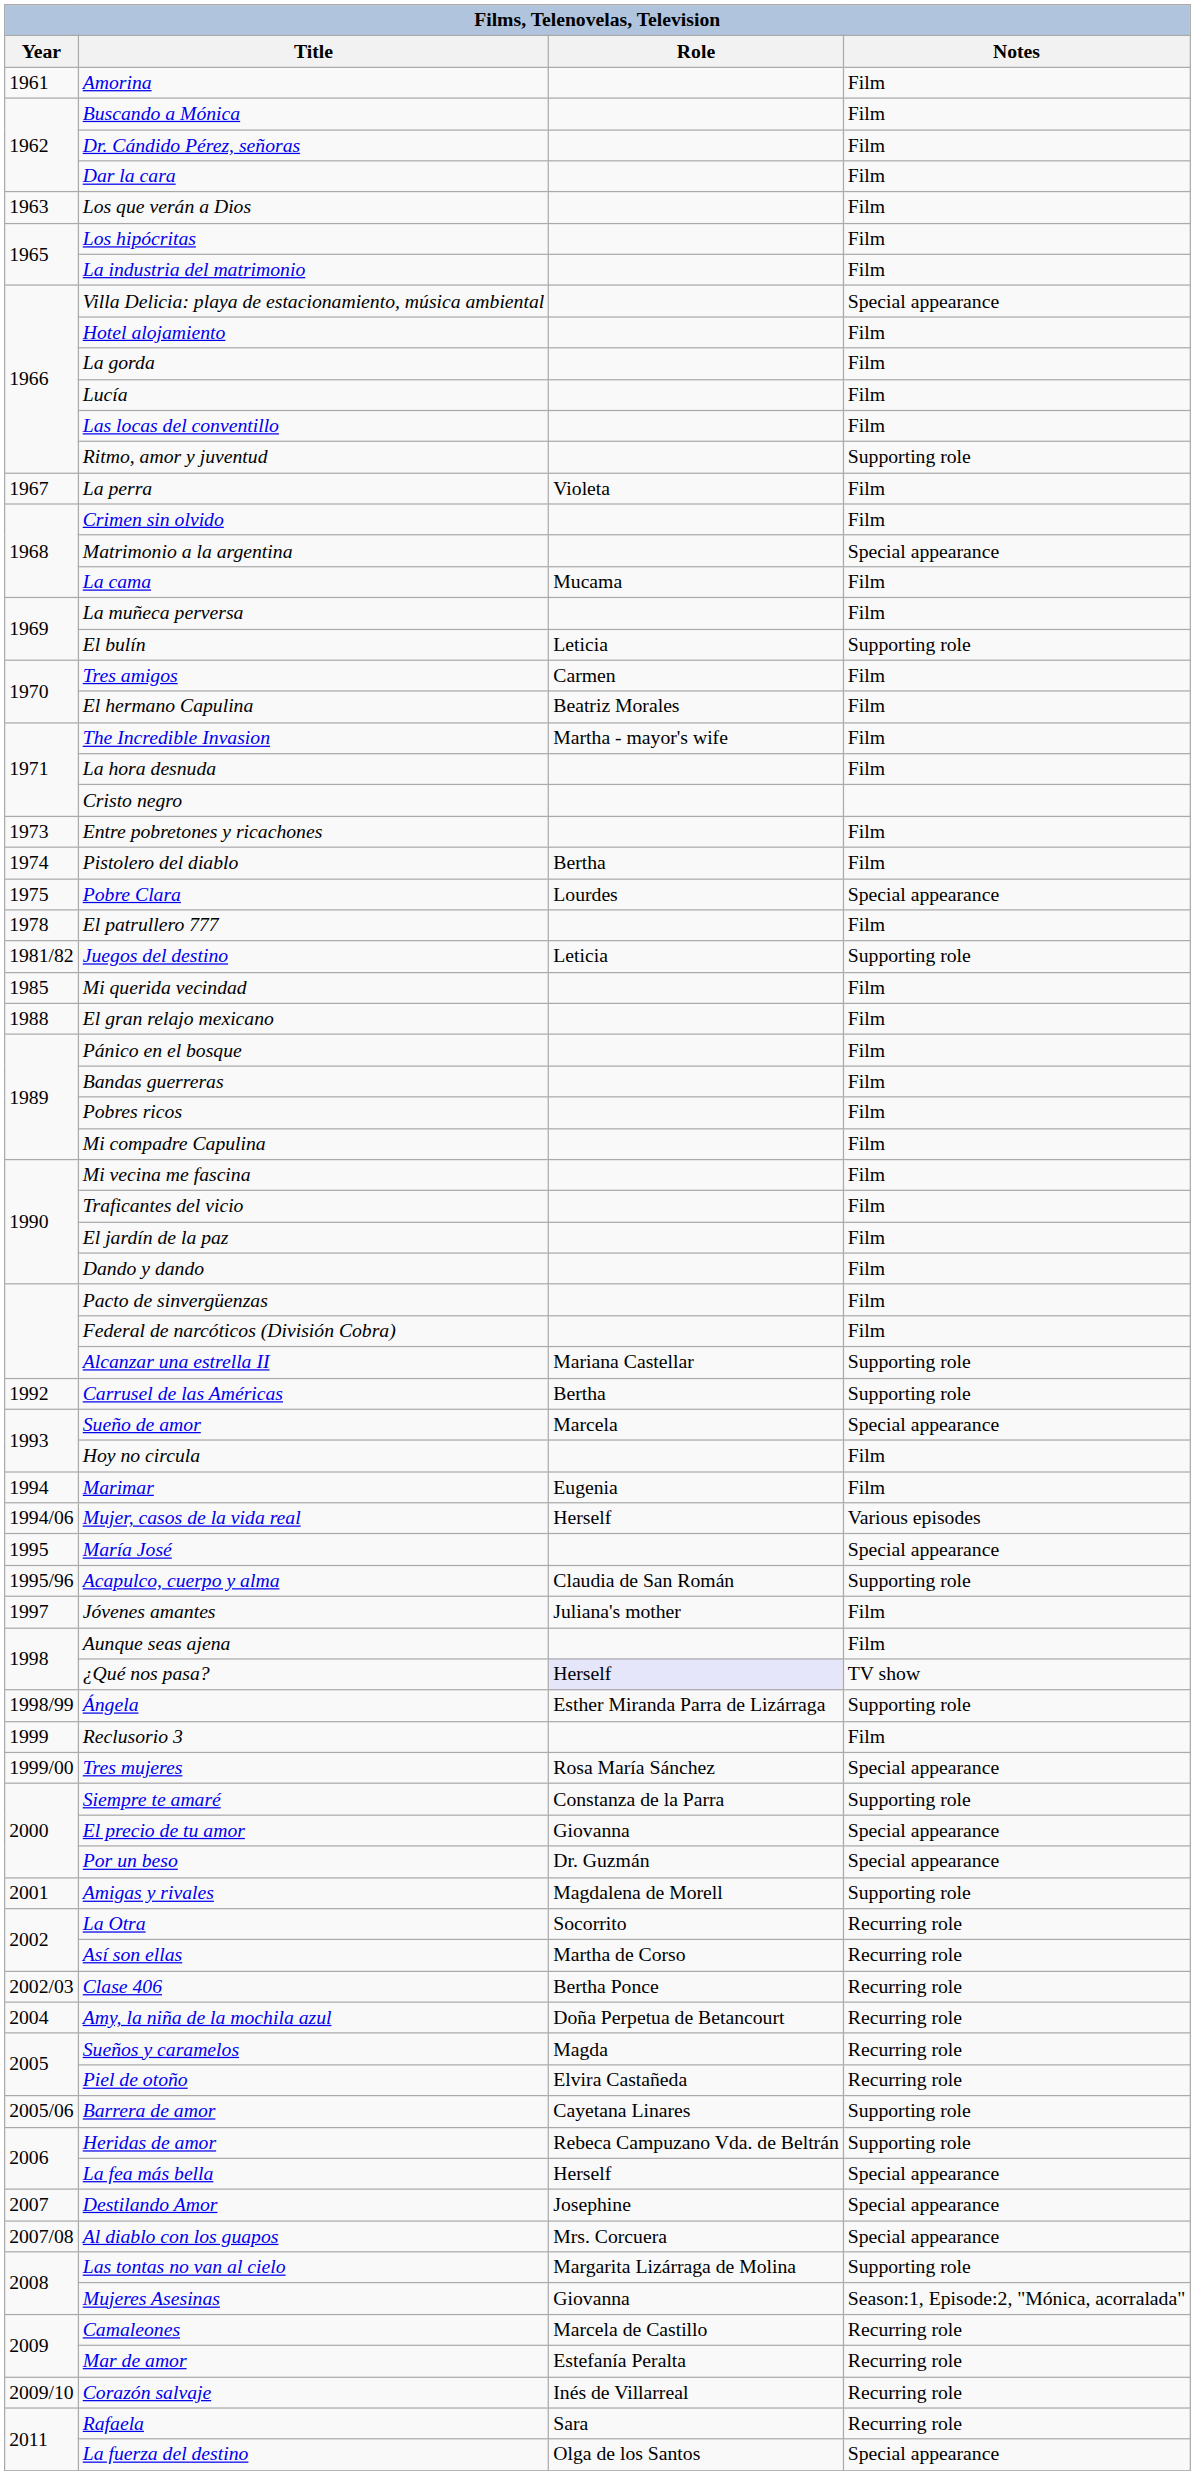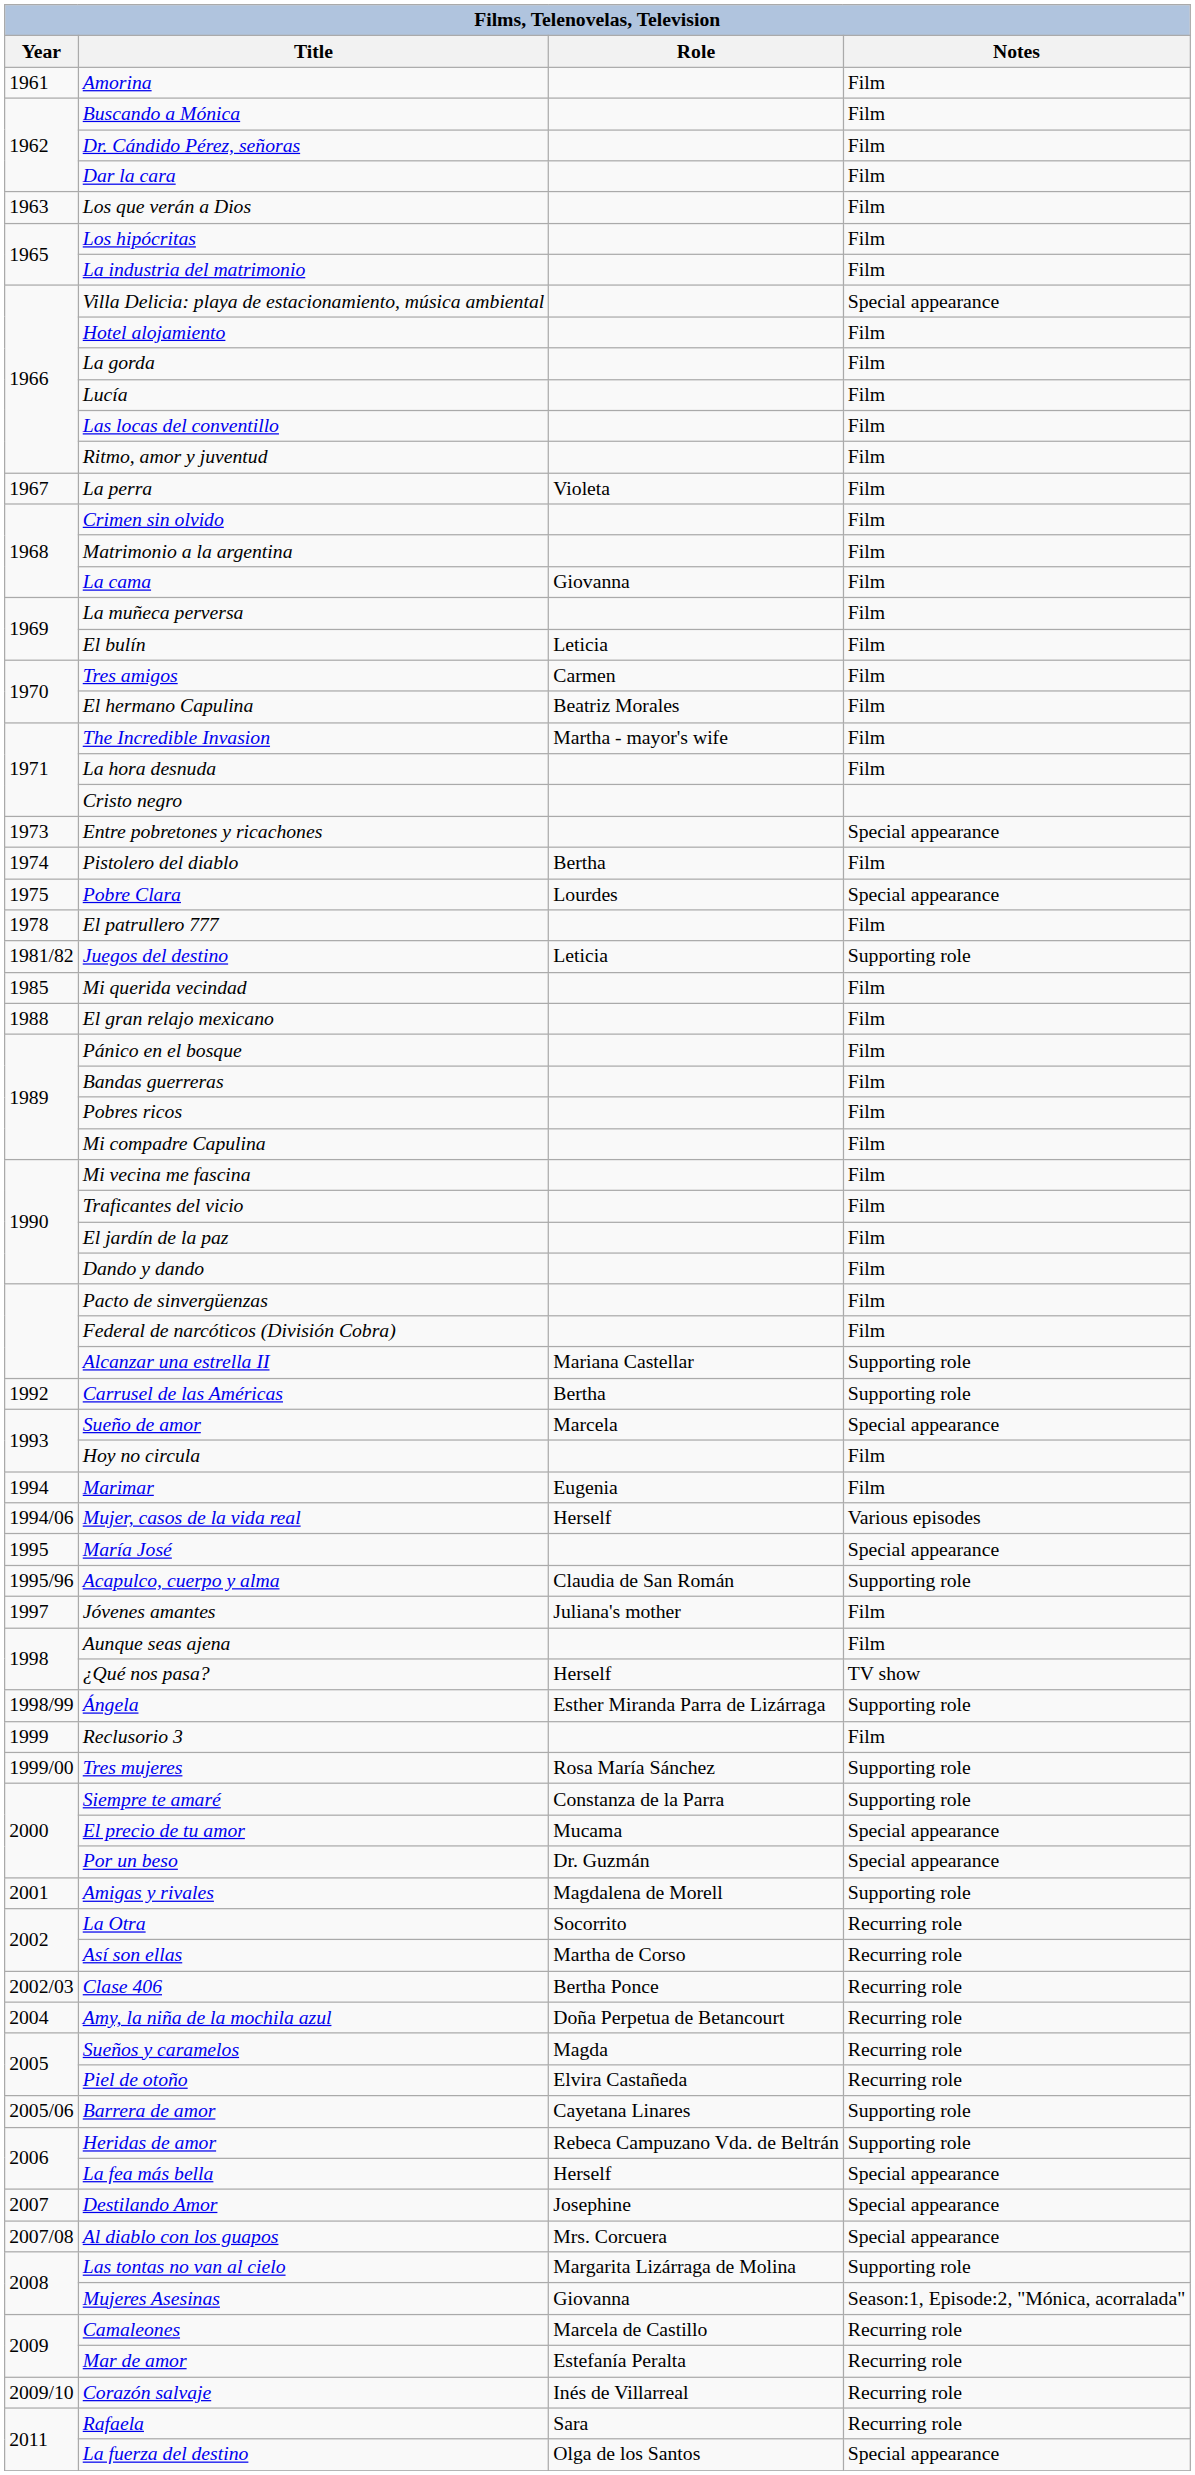(909, 457) Supporting role -> (866, 457) Film
(923, 550) Special appearance -> (866, 550) Film
(588, 581) Mucama -> (592, 581) Giovanna
(909, 644) Supporting role -> (866, 644) Film
(866, 831) Film -> (923, 831) Special appearance
(582, 1674) lavender background -> (582, 1674) no background
(923, 1767) Special appearance -> (909, 1767) Supporting role
(592, 1830) Giovanna -> (588, 1830) Mucama
